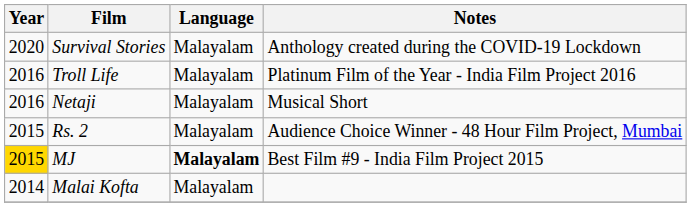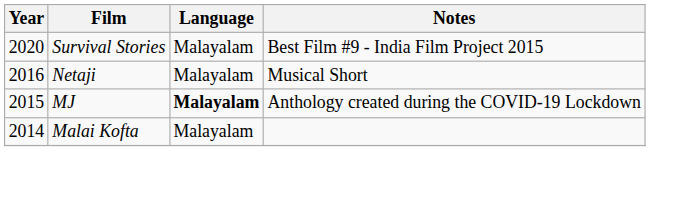(454, 46) Anthology created during the COVID-19 Lockdown -> (405, 46) Best Film #9 - India Film Project 2015
- row: (85, 74)
- row: (70, 131)
(26, 159) gold background -> (26, 103) no background
(405, 159) Best Film #9 - India Film Project 2015 -> (454, 103) Anthology created during the COVID-19 Lockdown
